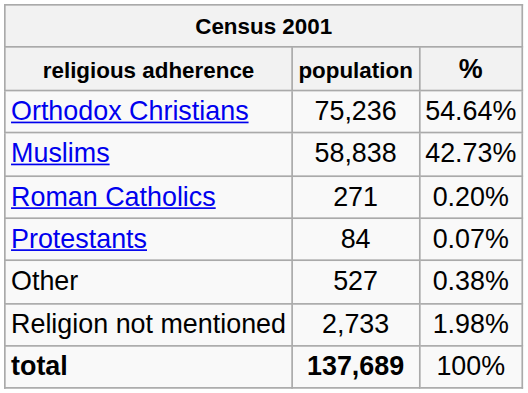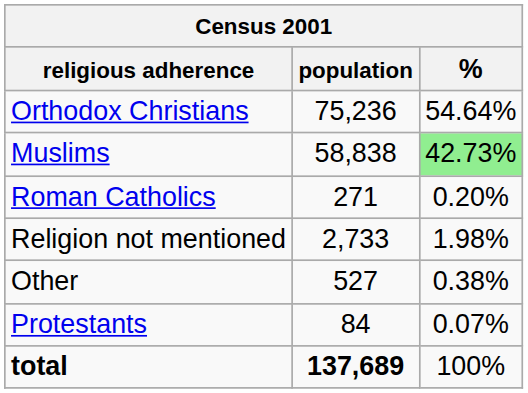(471, 153) no background -> (471, 153) lightgreen background
rows swapped: (79, 238) <-> (149, 324)
